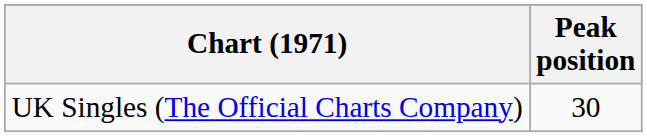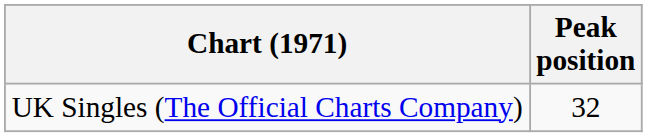(586, 107) 30 -> (586, 107) 32
